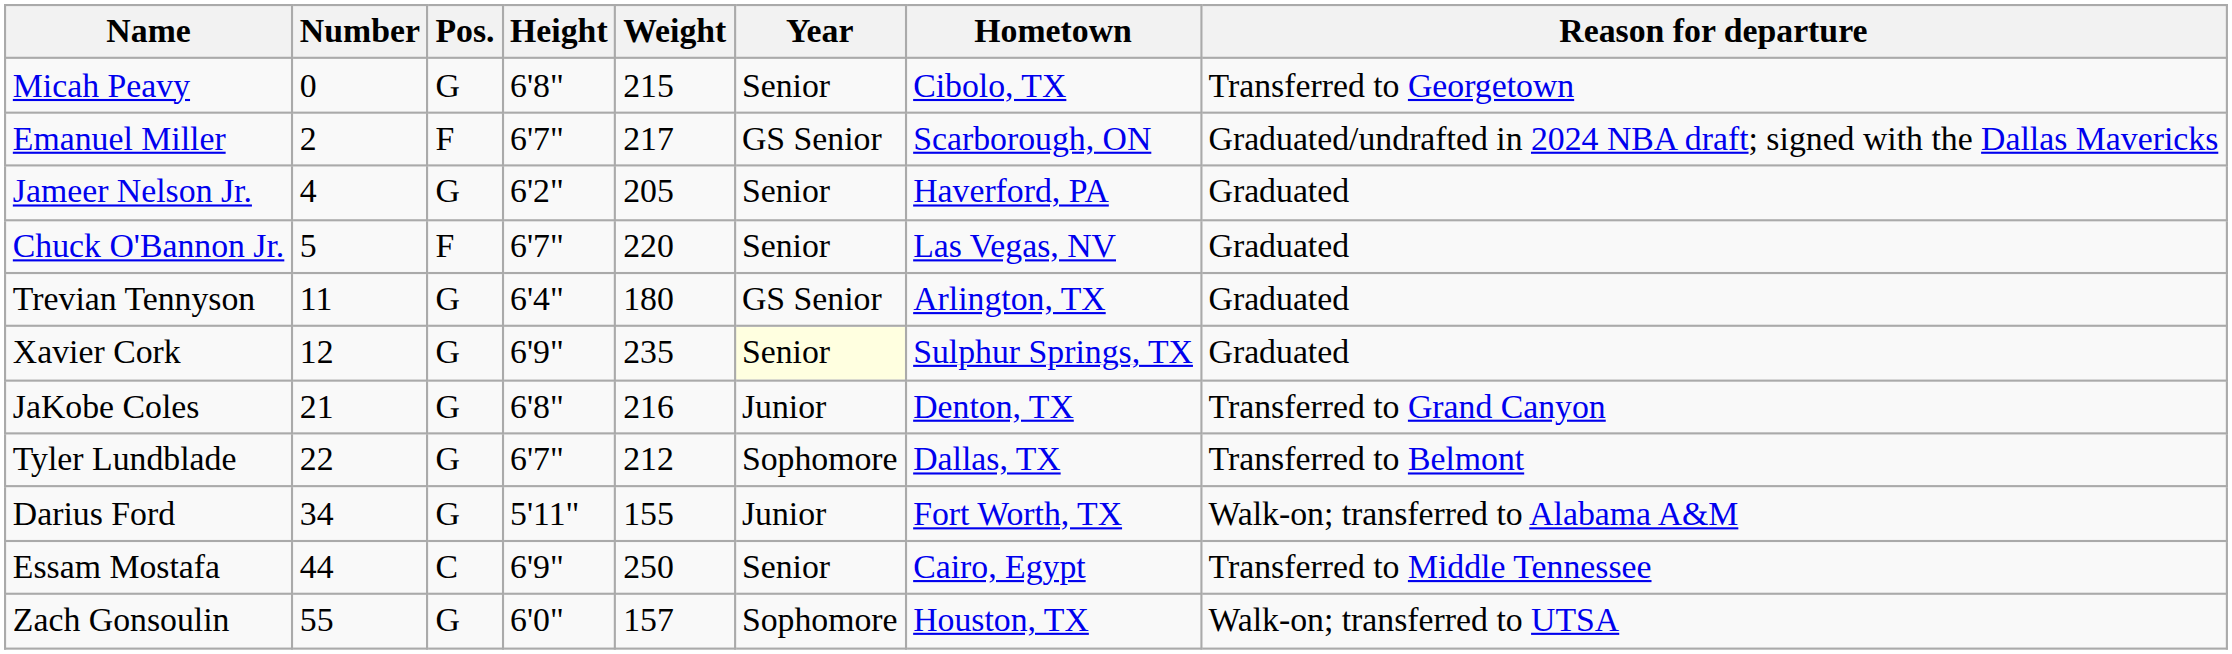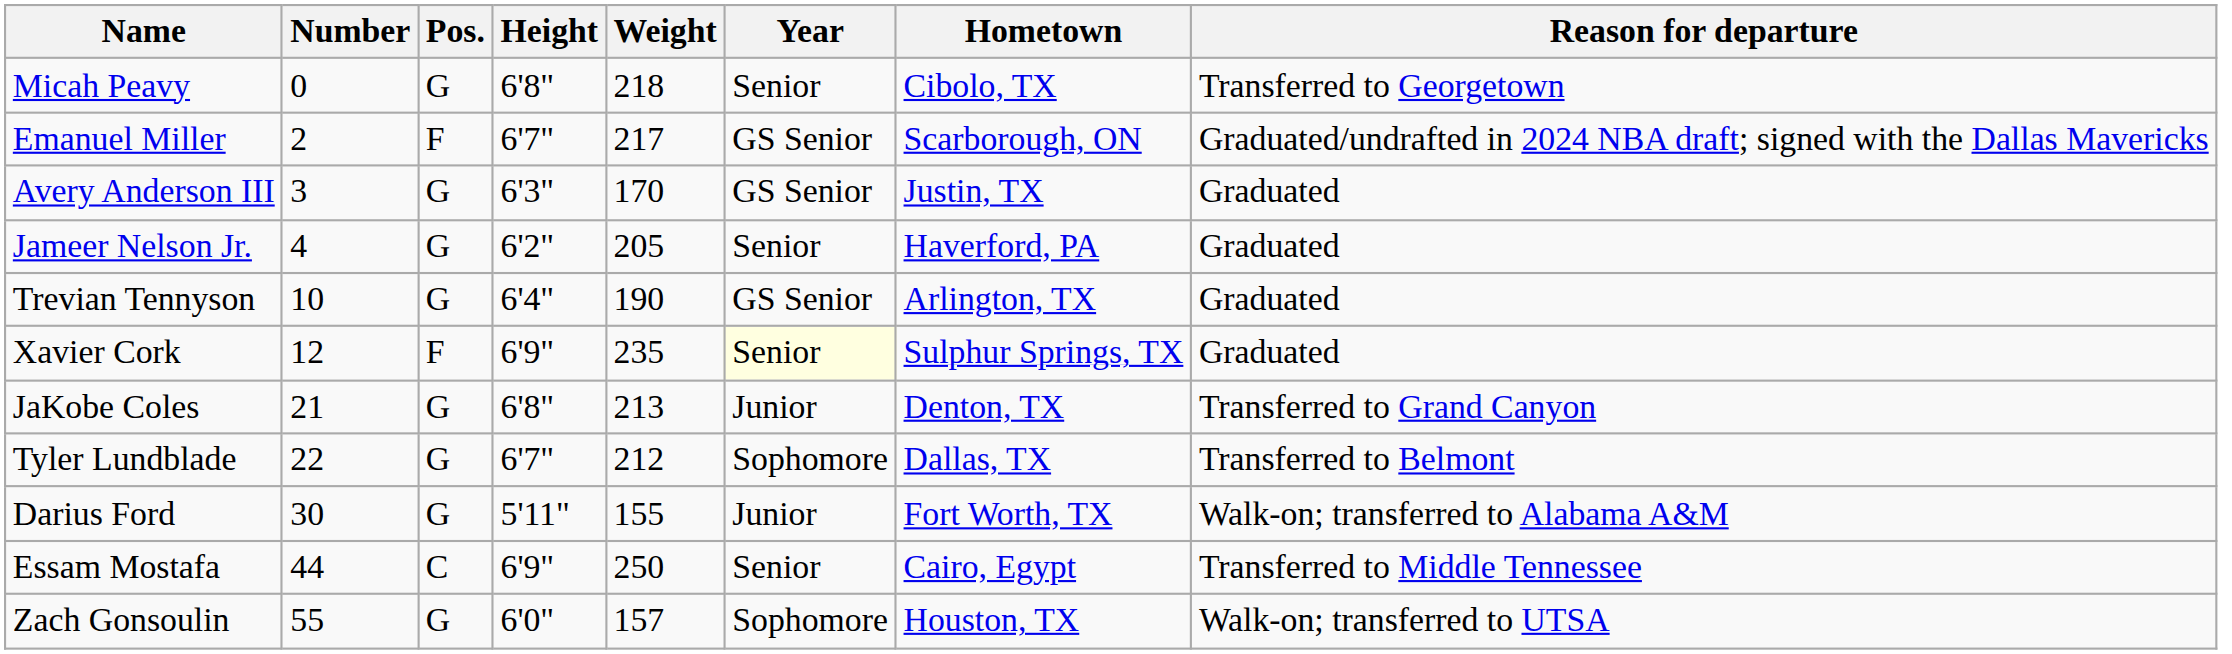(649, 84) 215 -> (639, 84) 218
+ row: (144, 191)
- row: (149, 245)
(316, 298) 11 -> (307, 298) 10
(649, 298) 180 -> (639, 298) 190
(448, 352) G -> (435, 352) F
(649, 406) 216 -> (639, 406) 213
(317, 513) 34 -> (307, 513) 30
